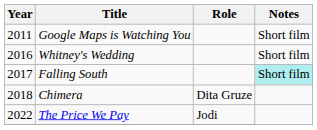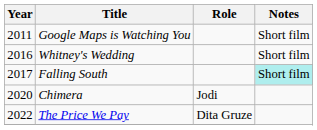(20, 94) 2018 -> (20, 94) 2020
(224, 94) Dita Gruze -> (207, 94) Jodi
(207, 114) Jodi -> (224, 114) Dita Gruze
